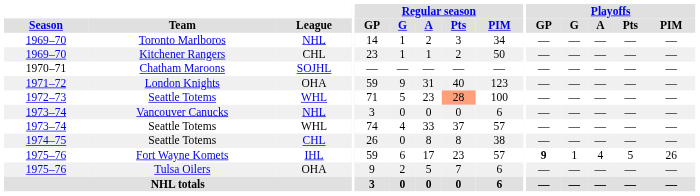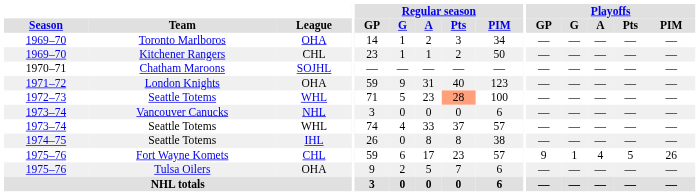(314, 40) NHL -> (314, 40) OHA
(314, 140) CHL -> (314, 140) IHL
(314, 155) IHL -> (314, 155) CHL
(544, 155) bold -> (544, 155) normal
